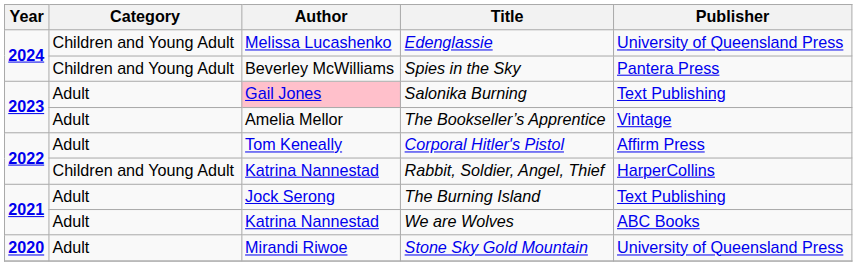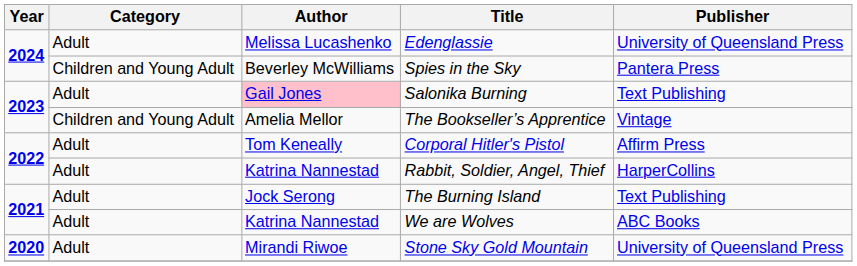(143, 42) Children and Young Adult -> (71, 42) Adult
(71, 119) Adult -> (143, 119) Children and Young Adult
(143, 171) Children and Young Adult -> (71, 171) Adult
